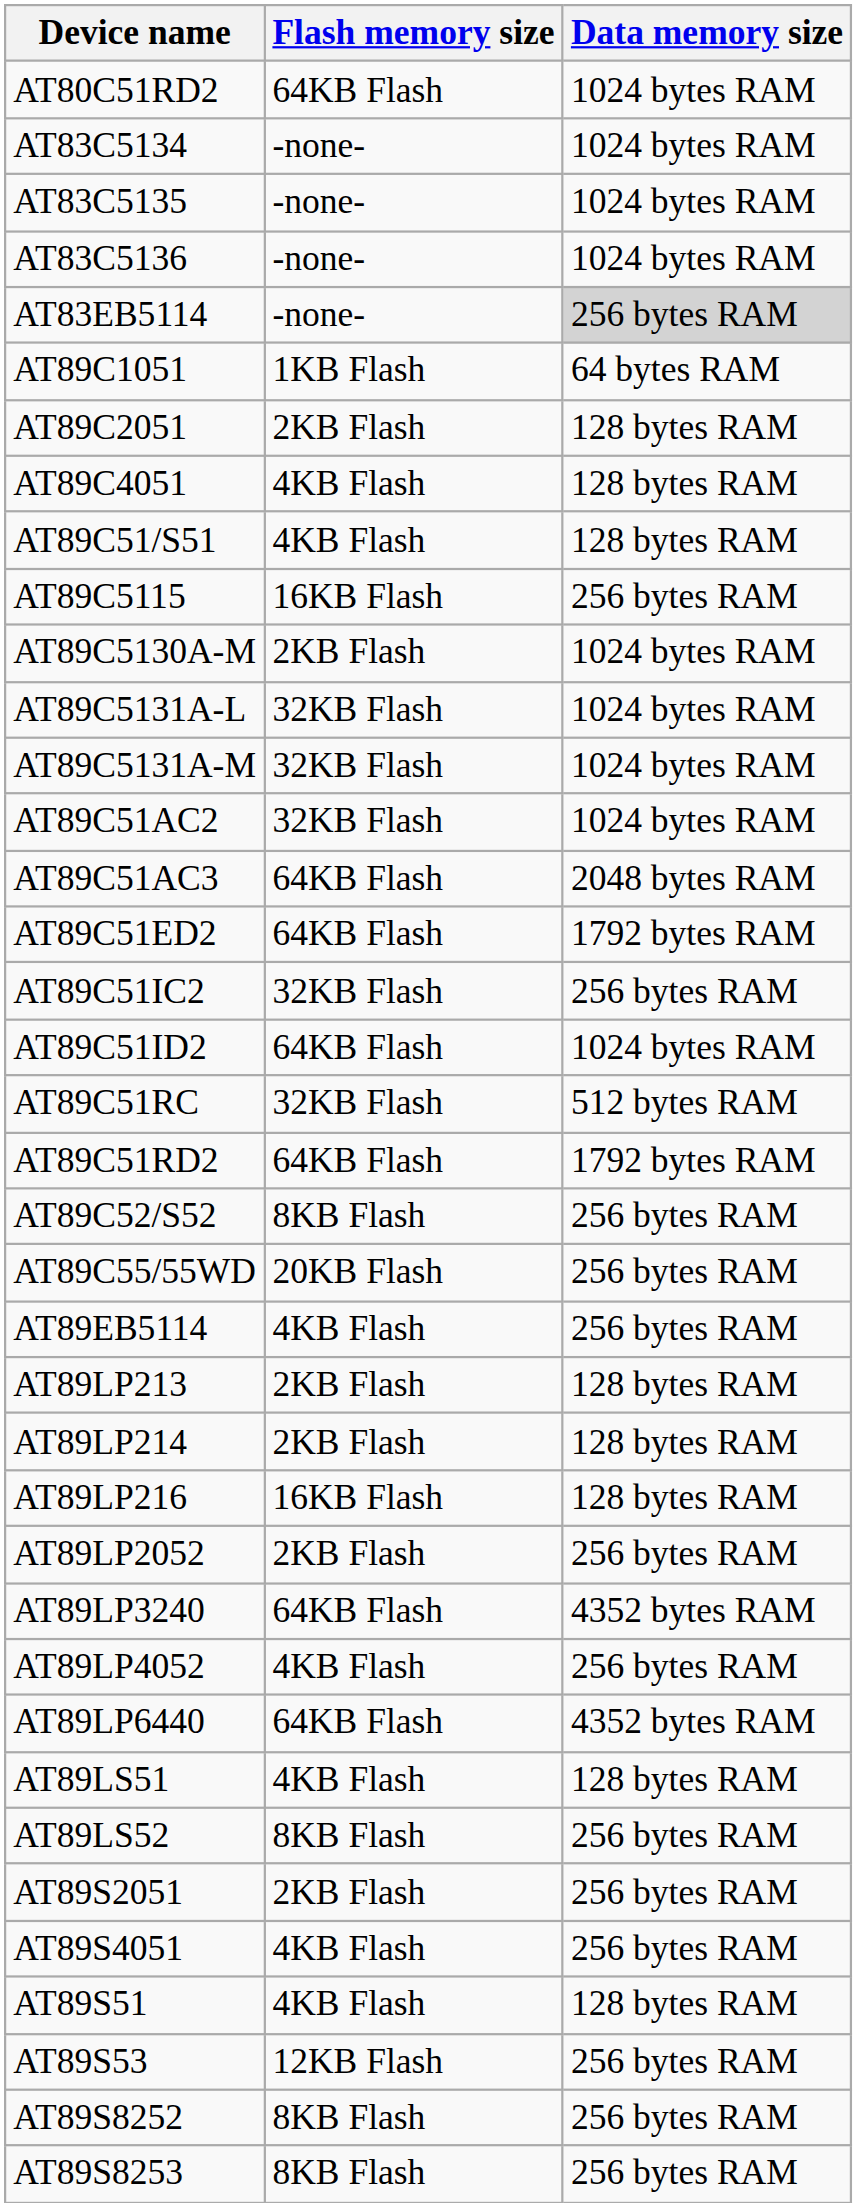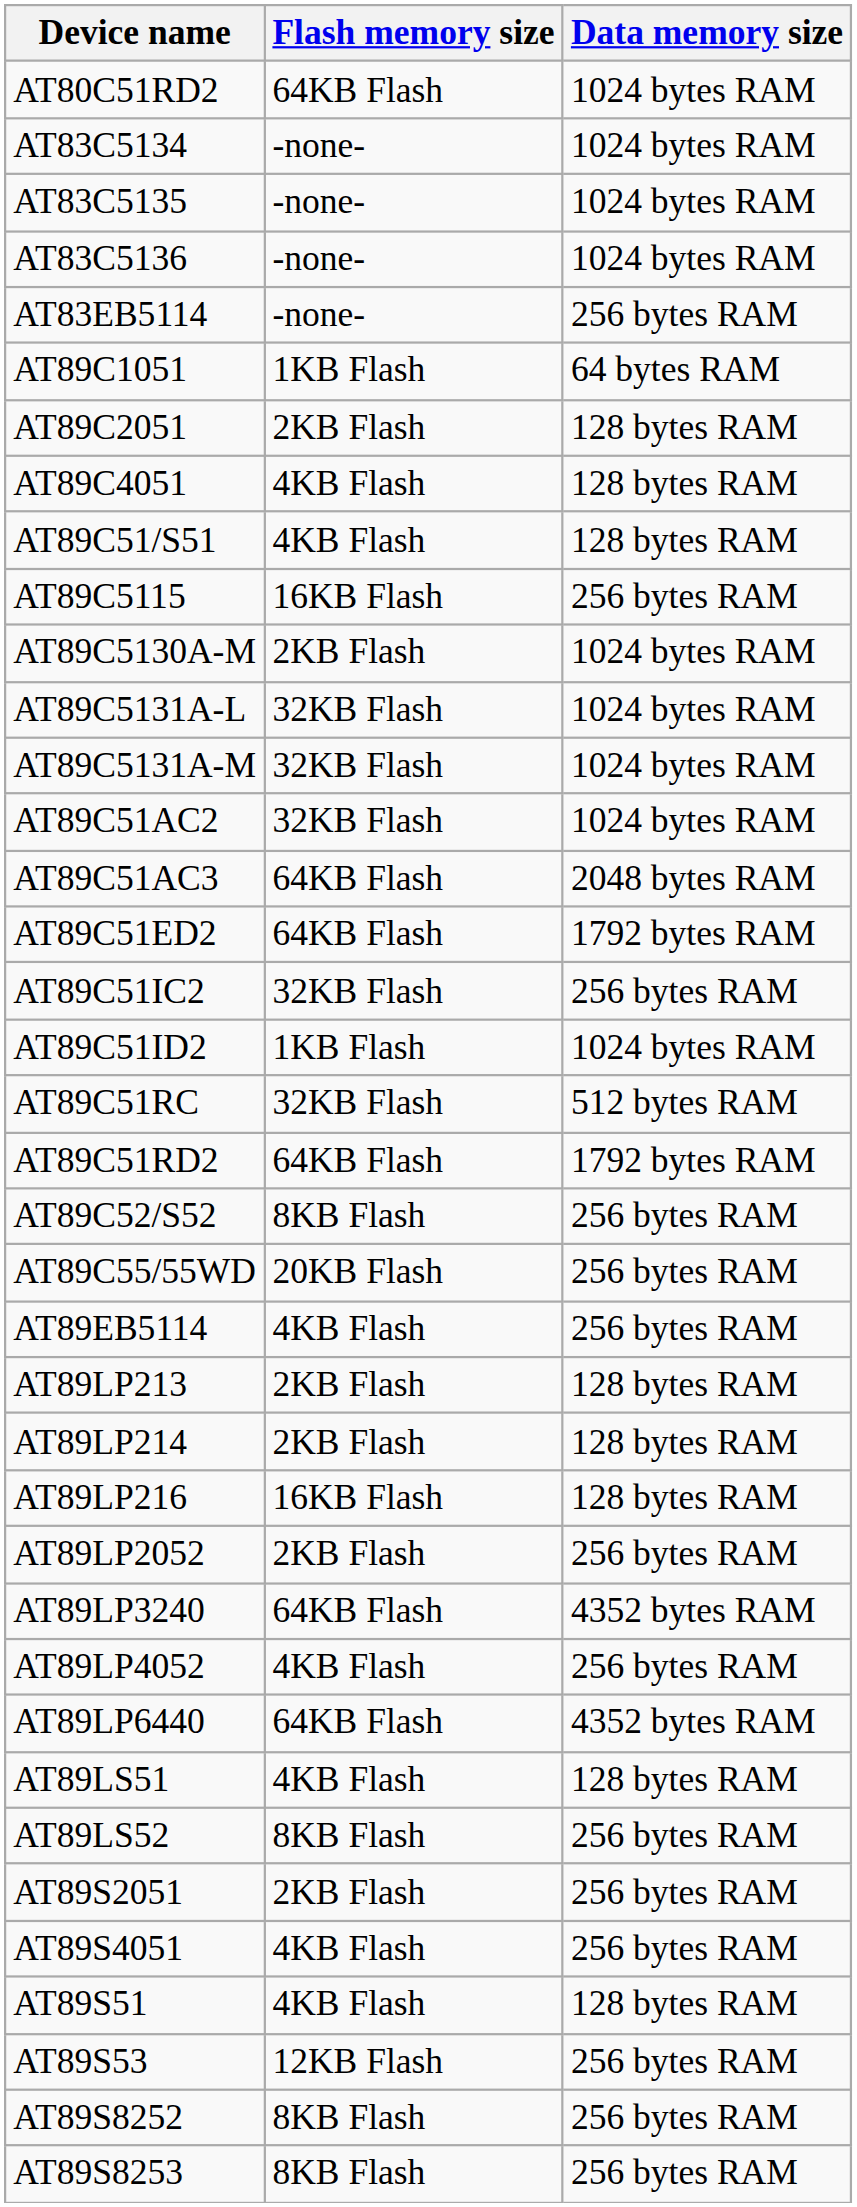(684, 314) lightgrey background -> (684, 314) no background
(358, 1046) 64KB Flash -> (349, 1046) 1KB Flash
